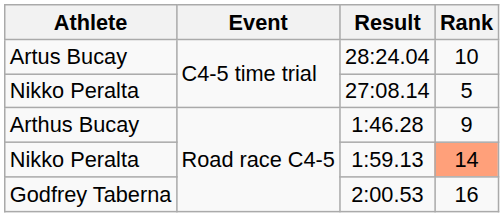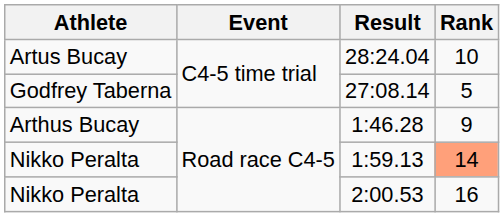(74, 91) Nikko Peralta -> (91, 91) Godfrey Taberna
(91, 194) Godfrey Taberna -> (74, 194) Nikko Peralta
